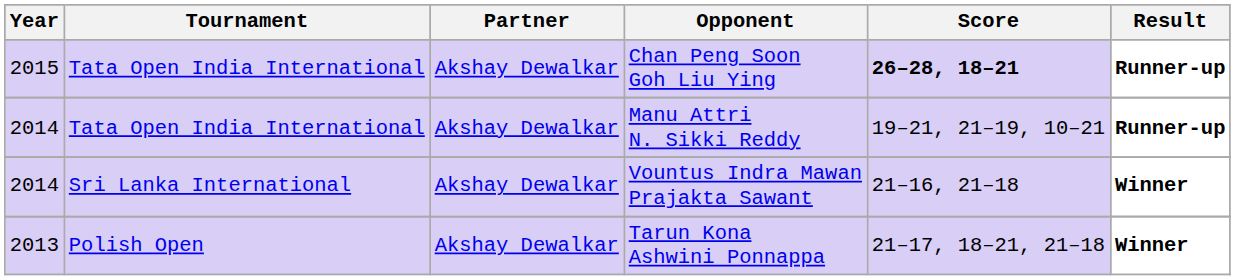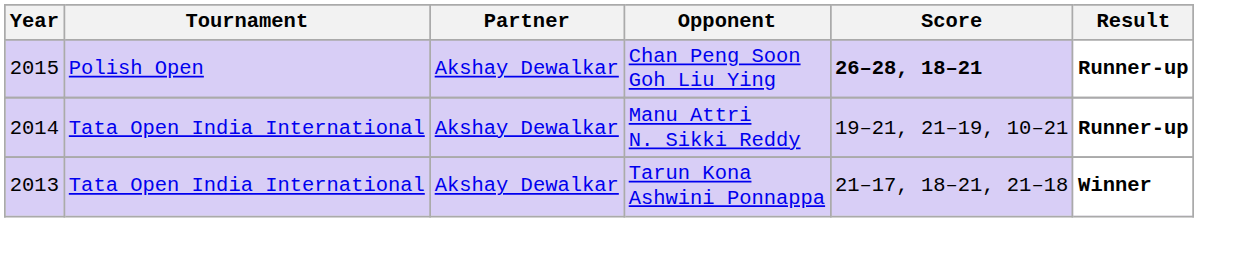(247, 68) Tata Open India International -> (136, 68) Polish Open
- row: (745, 186)
(136, 245) Polish Open -> (247, 186) Tata Open India International
